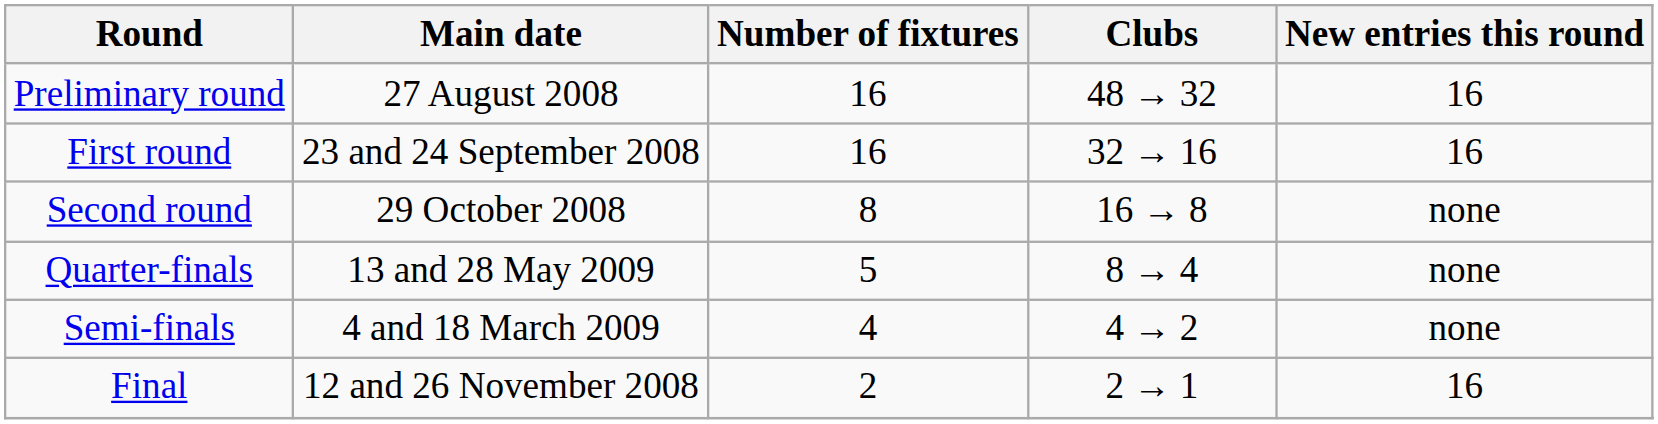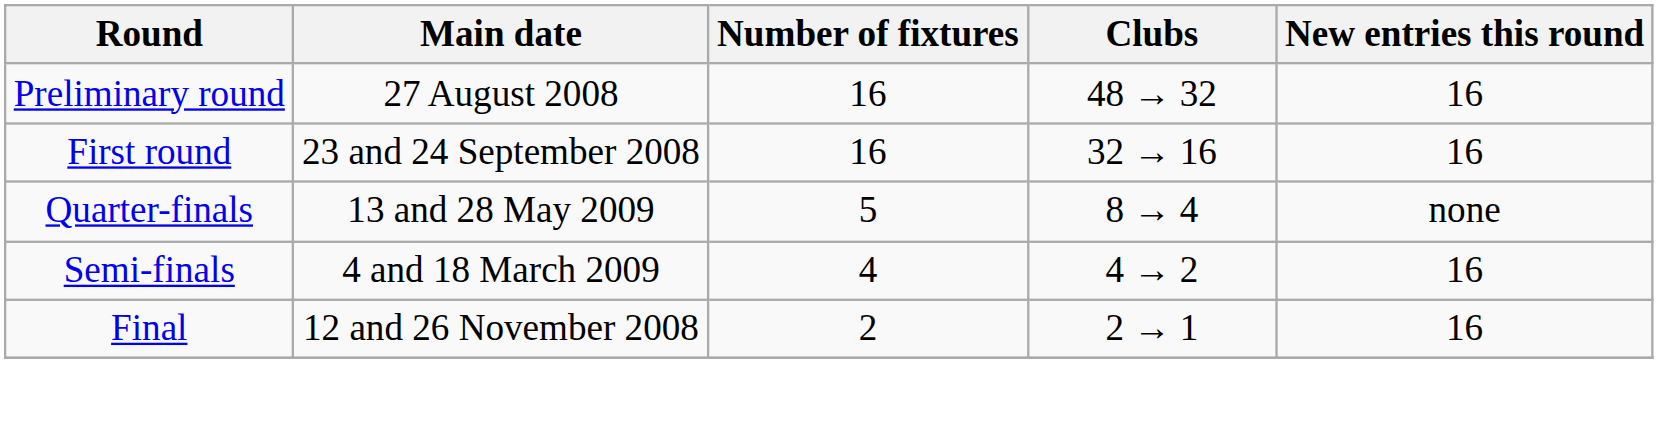- row: (149, 210)
(1465, 328) none -> (1465, 269) 16
